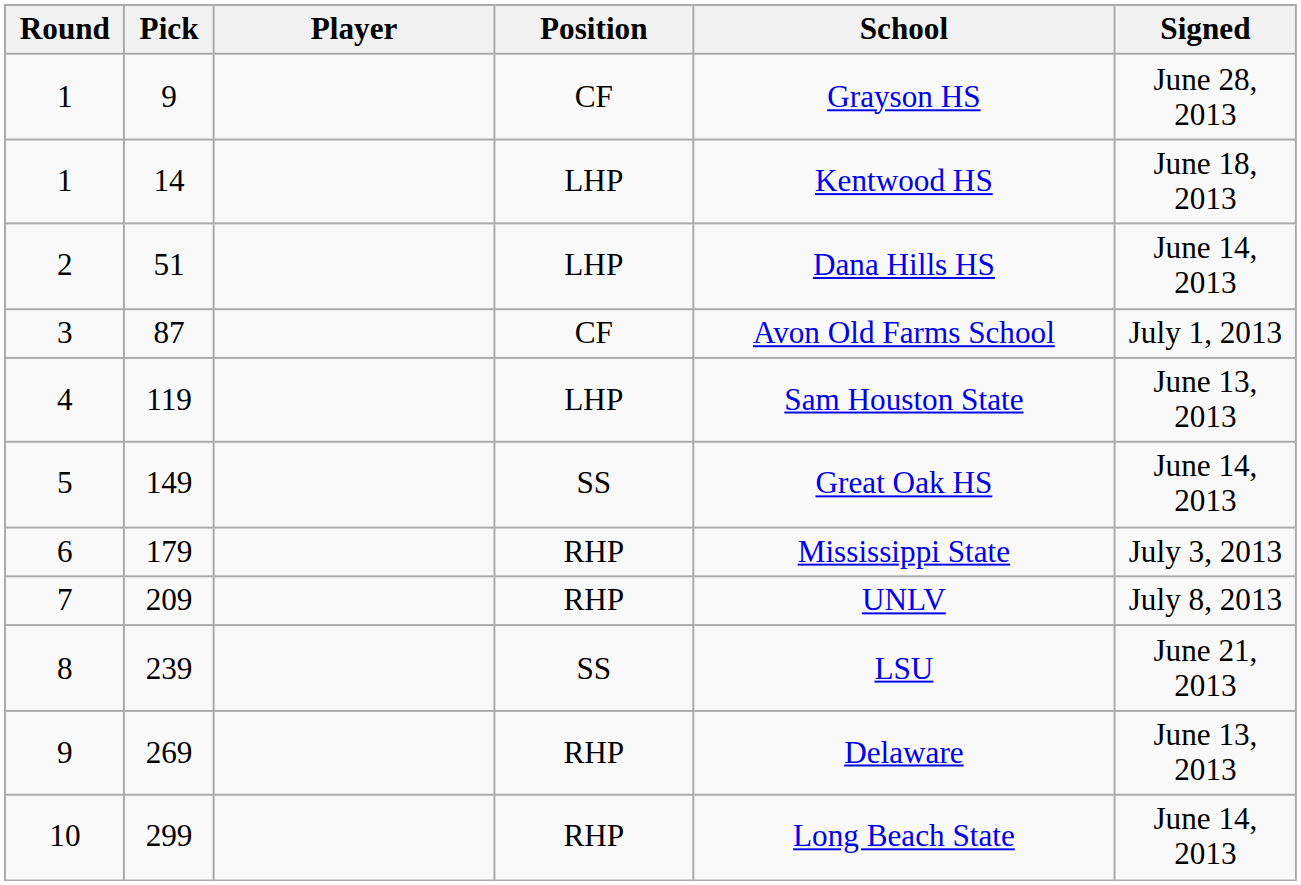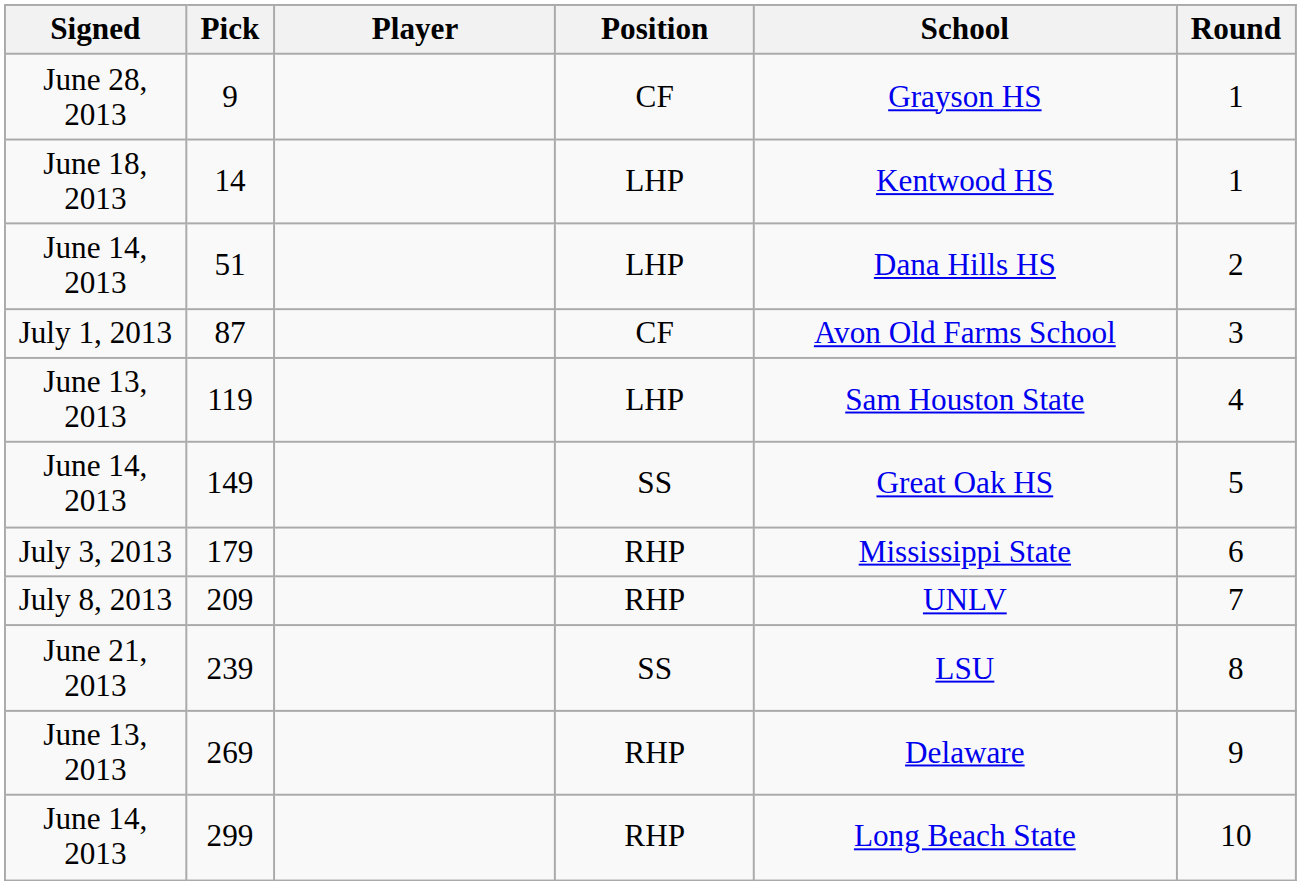columns swapped: (65, 29) <-> (1205, 29)
